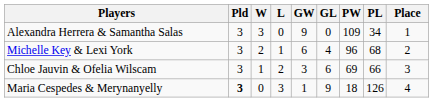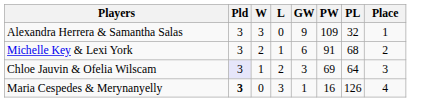- column: (328, 13)
(375, 32) 34 -> (353, 32) 32
(352, 50) 96 -> (329, 50) 91
(240, 69) no background -> (240, 69) lavender background
(375, 69) 66 -> (353, 69) 64
(352, 87) 18 -> (329, 87) 16
